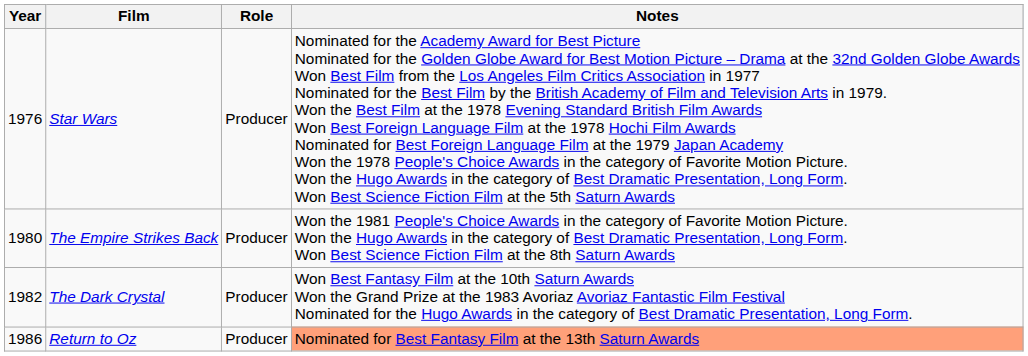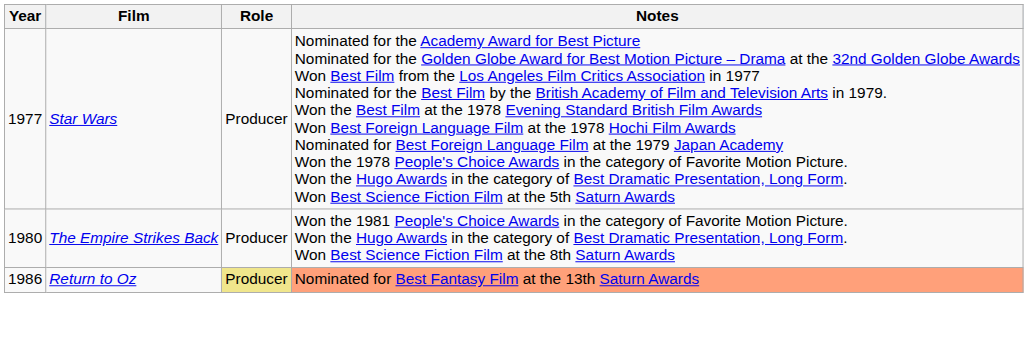(25, 118) 1976 -> (25, 118) 1977
- row: (107, 297)
(257, 338) no background -> (257, 279) khaki background
